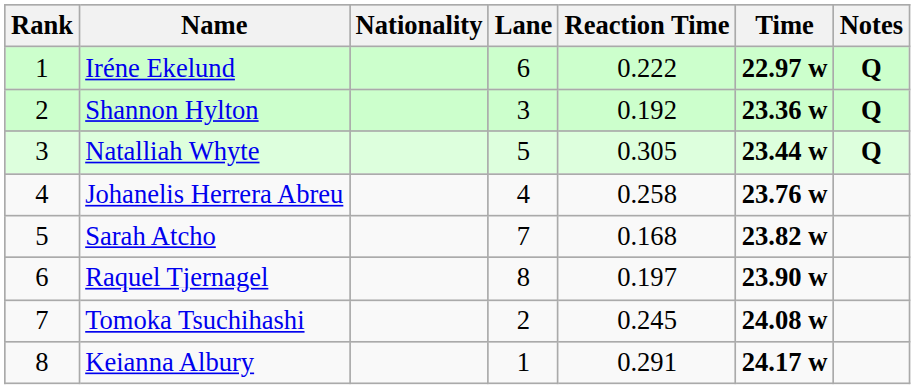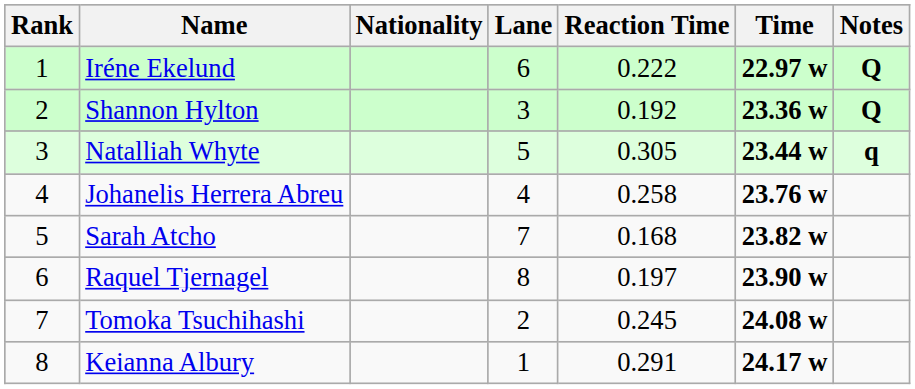(871, 151) Q -> (871, 151) q
